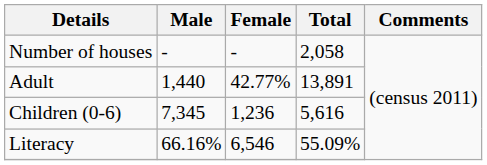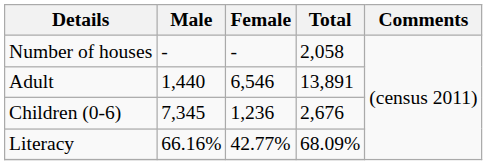(260, 81) 42.77% -> (252, 81) 6,546
(322, 112) 5,616 -> (322, 112) 2,676
(252, 143) 6,546 -> (260, 143) 42.77%
(330, 143) 55.09% -> (330, 143) 68.09%
